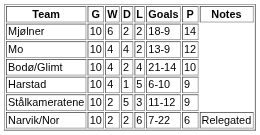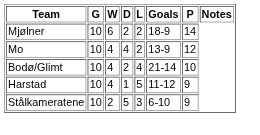(159, 85) 6-10 -> (162, 85) 11-12
(162, 102) 11-12 -> (159, 102) 6-10
- row: (34, 120)
